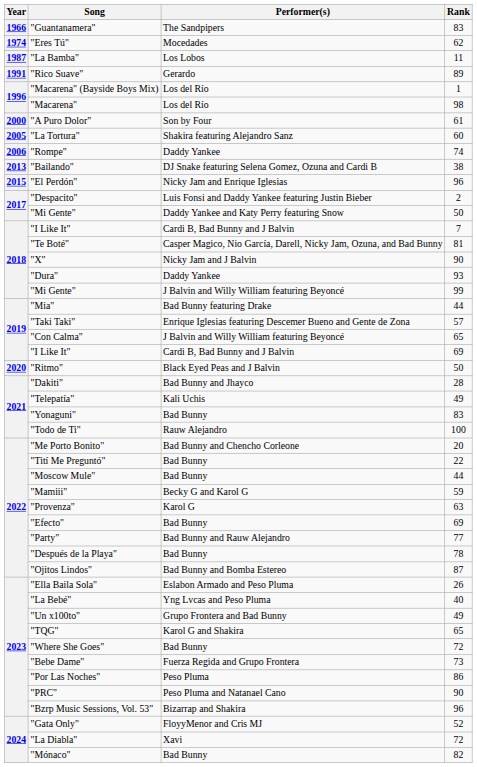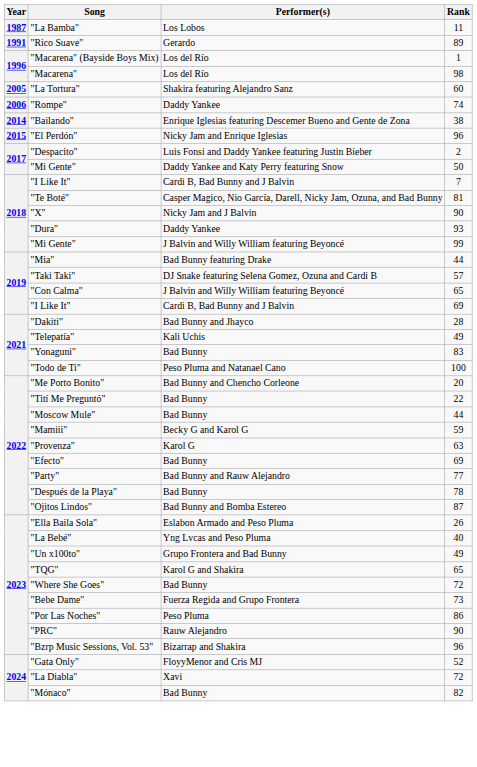- row: (63, 27)
- row: (50, 43)
- row: (61, 120)
(16, 167) 2013 -> (16, 120) 2014
(270, 167) DJ Snake featuring Selena Gomez, Ozuna and Cardi B -> (286, 120) Enrique Iglesias featuring Descemer Bueno and Gente de Zona
(286, 321) Enrique Iglesias featuring Descemer Bueno and Gente de Zona -> (270, 275) DJ Snake featuring Selena Gomez, Ozuna and Cardi B
- row: (47, 368)
(195, 430) Rauw Alejandro -> (224, 368) Peso Pluma and Natanael Cano
(224, 693) Peso Pluma and Natanael Cano -> (195, 631) Rauw Alejandro
